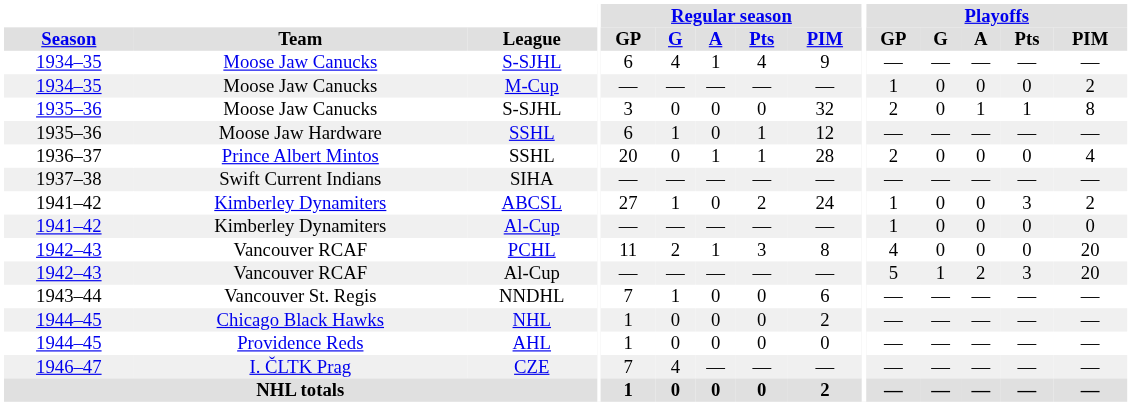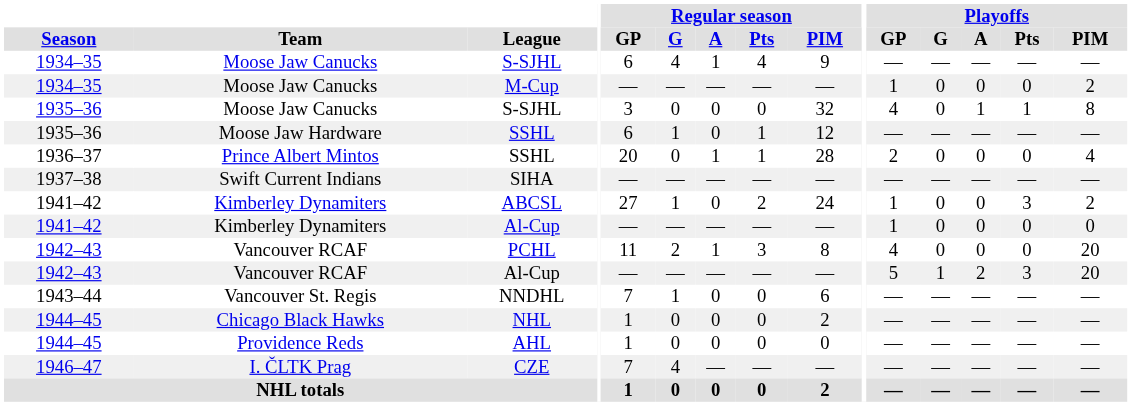(893, 109) 2 -> (893, 109) 4
